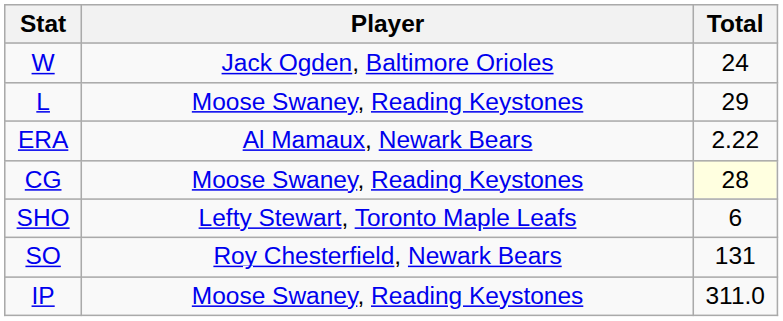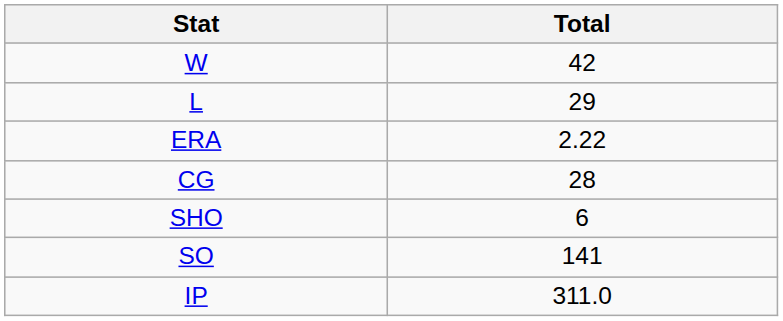- column: (388, 23)
(735, 62) 24 -> (582, 62) 42
(735, 179) lightyellow background -> (582, 179) no background
(735, 256) 131 -> (582, 256) 141
